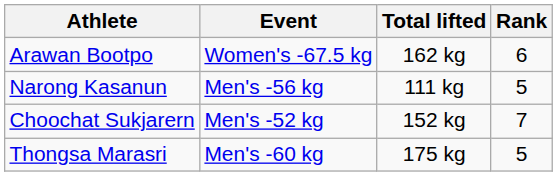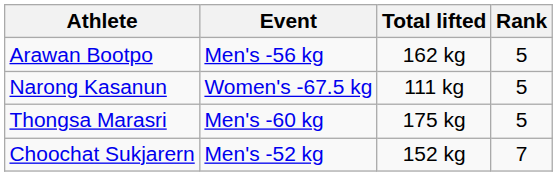(288, 54) Women's -67.5 kg -> (264, 54) Men's -56 kg
(522, 54) 6 -> (522, 54) 5
(264, 87) Men's -56 kg -> (288, 87) Women's -67.5 kg
rows swapped: (88, 154) <-> (102, 120)
